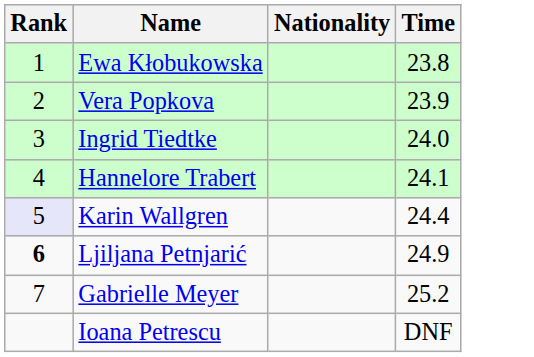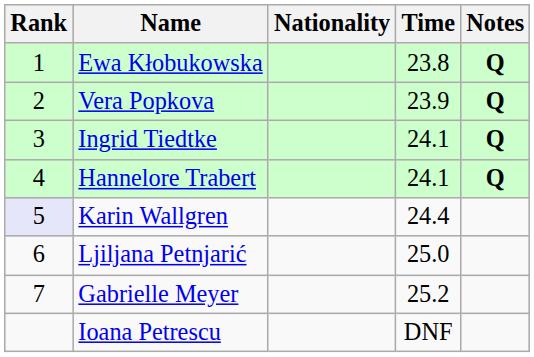+ column: (495, 23)
(428, 139) 24.0 -> (428, 139) 24.1
(39, 255) bold -> (39, 255) normal
(428, 255) 24.9 -> (428, 255) 25.0
